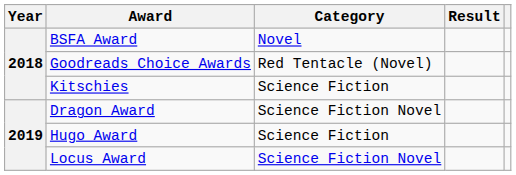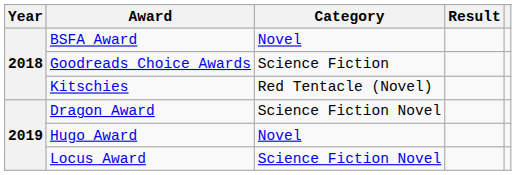(345, 64) Red Tentacle (Novel) -> (323, 64) Science Fiction
(323, 88) Science Fiction -> (345, 88) Red Tentacle (Novel)
(323, 135) Science Fiction -> (280, 135) Novel
